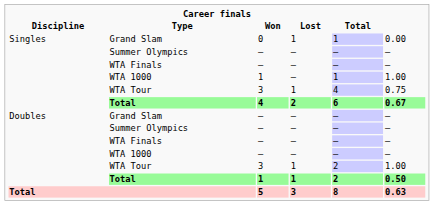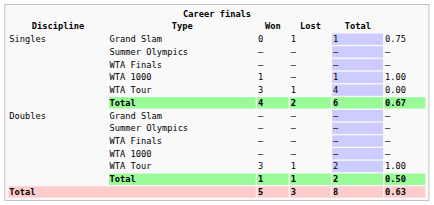(396, 39) 0.00 -> (396, 39) 0.75
(396, 90) 0.75 -> (396, 90) 0.00
